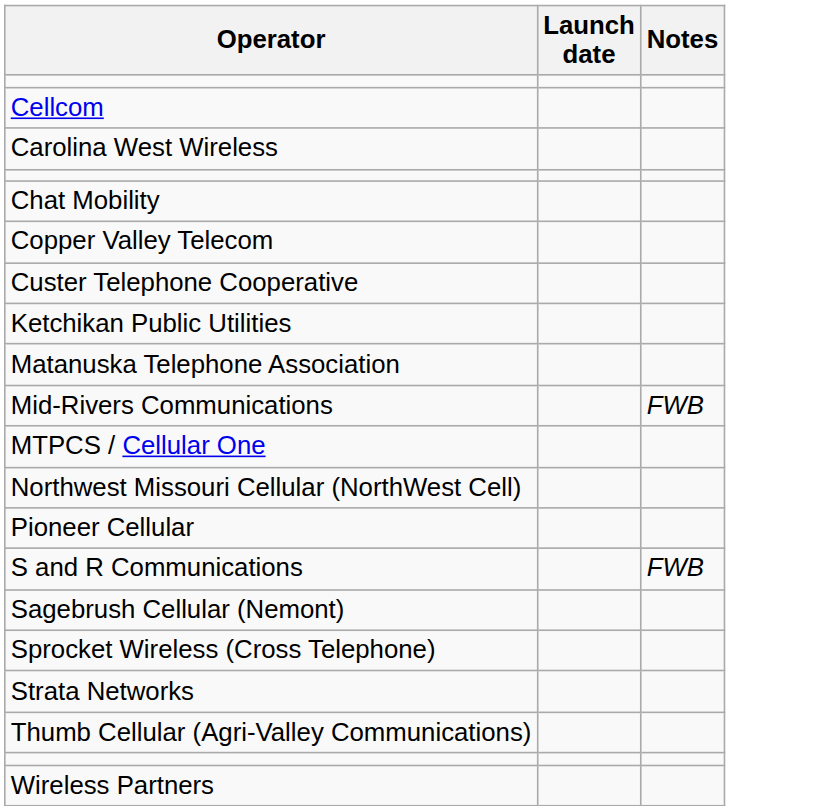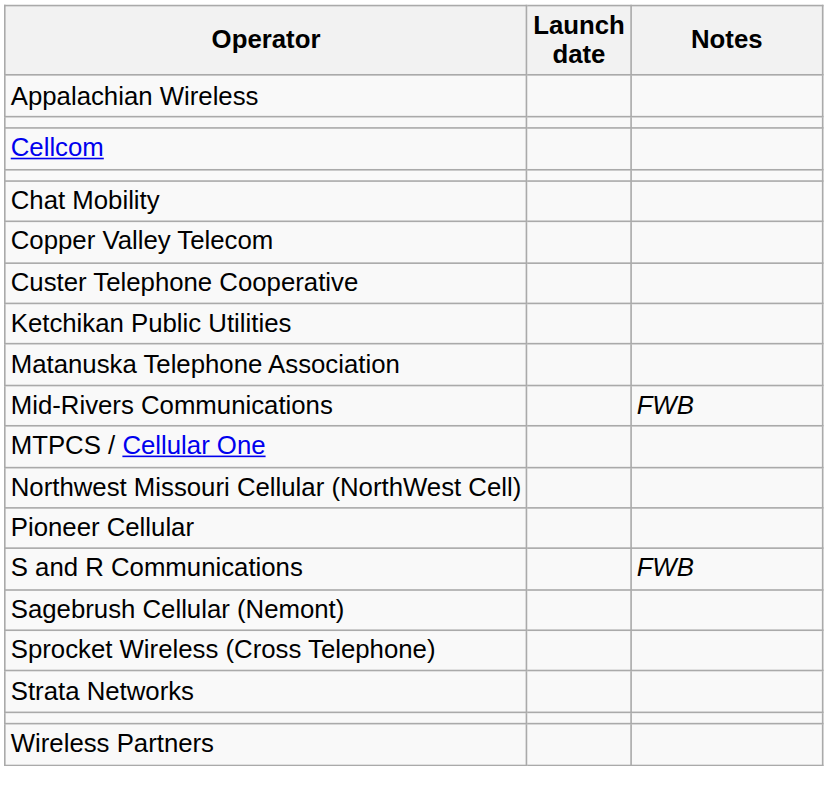+ row: (135, 95)
- row: (144, 148)
- row: (271, 732)
